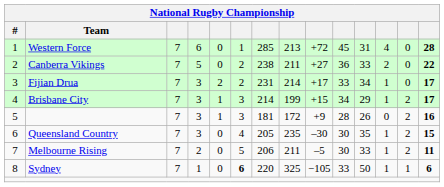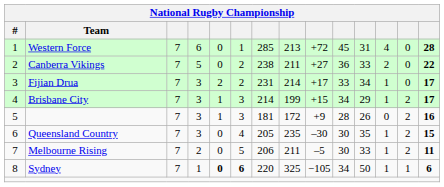(220, 168) normal -> (220, 168) bold
(344, 168) 33 -> (344, 168) 34
